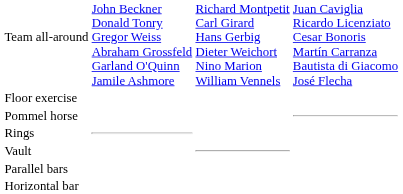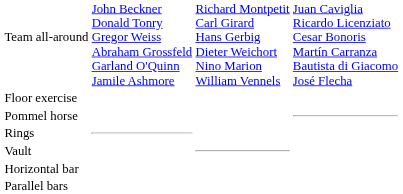rows swapped: (36, 168) <-> (42, 186)
